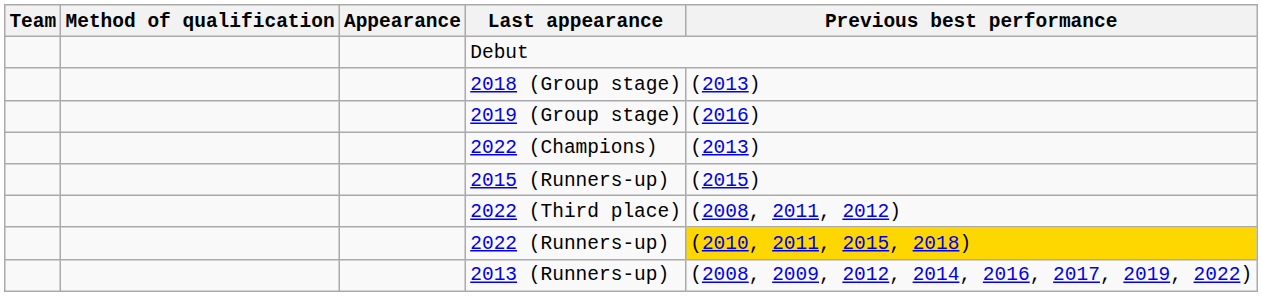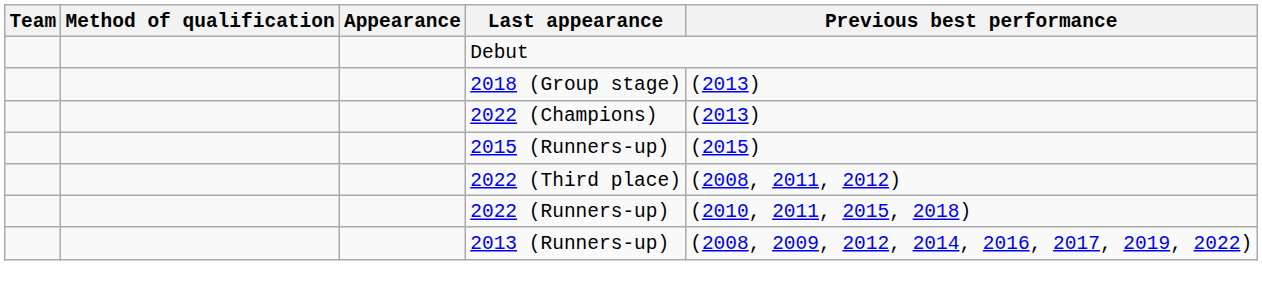- row: (576, 116)
(831, 243) gold background -> (831, 211) no background
